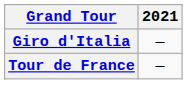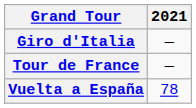+ row: (76, 91)
